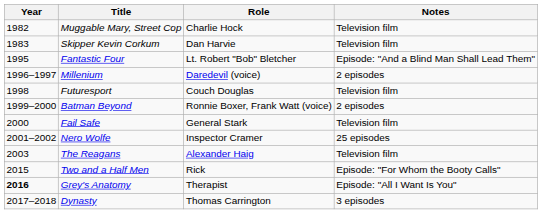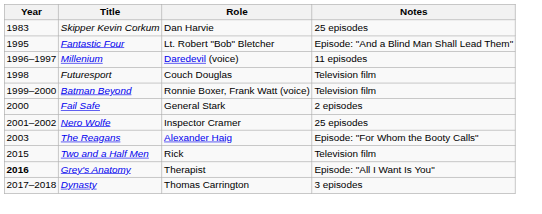- row: (121, 28)
(367, 43) Television film -> (341, 28) 25 episodes
(360, 75) 2 episodes -> (341, 59) 11 episodes
(360, 106) 2 episodes -> (345, 91) Television film
(367, 122) Television film -> (338, 106) 2 episodes
(367, 153) Television film -> (396, 138) Episode: "For Whom the Booty Calls"
(418, 169) Episode: "For Whom the Booty Calls" -> (345, 153) Television film
